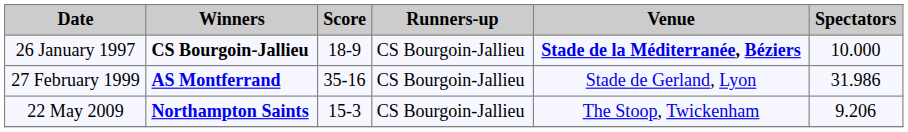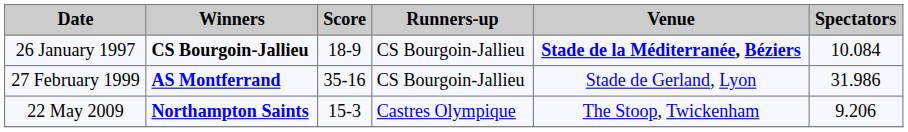(856, 50) 10.000 -> (856, 50) 10.084
(451, 111) CS Bourgoin-Jallieu -> (446, 111) Castres Olympique
